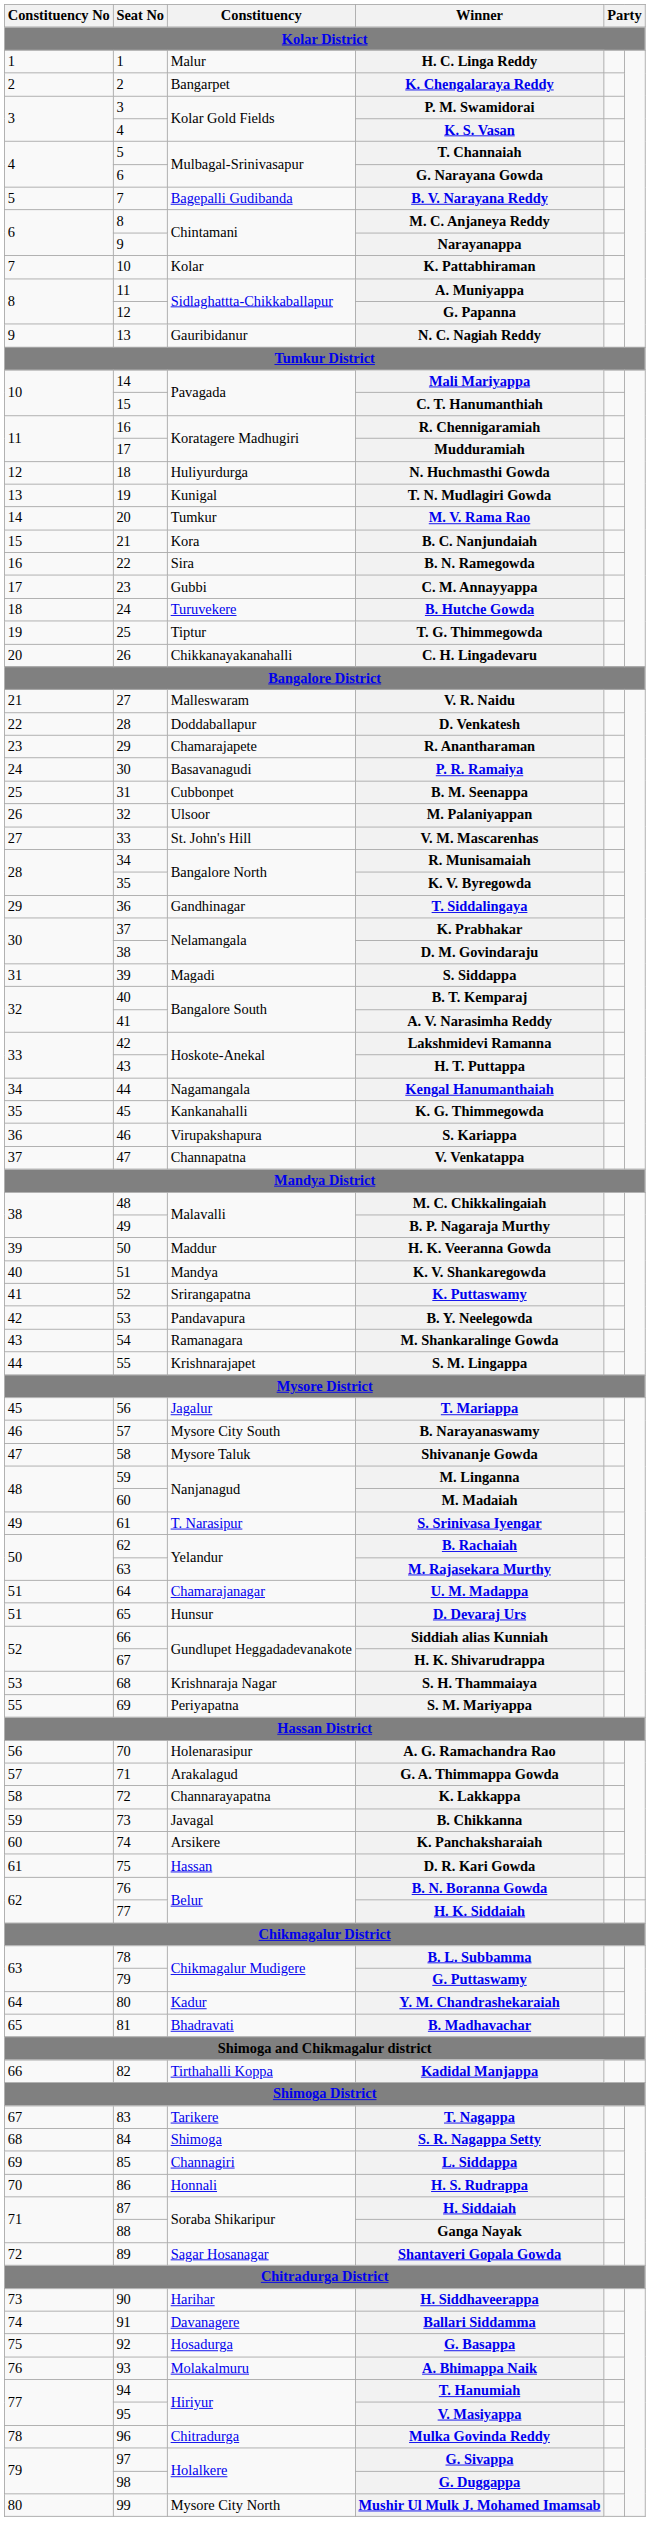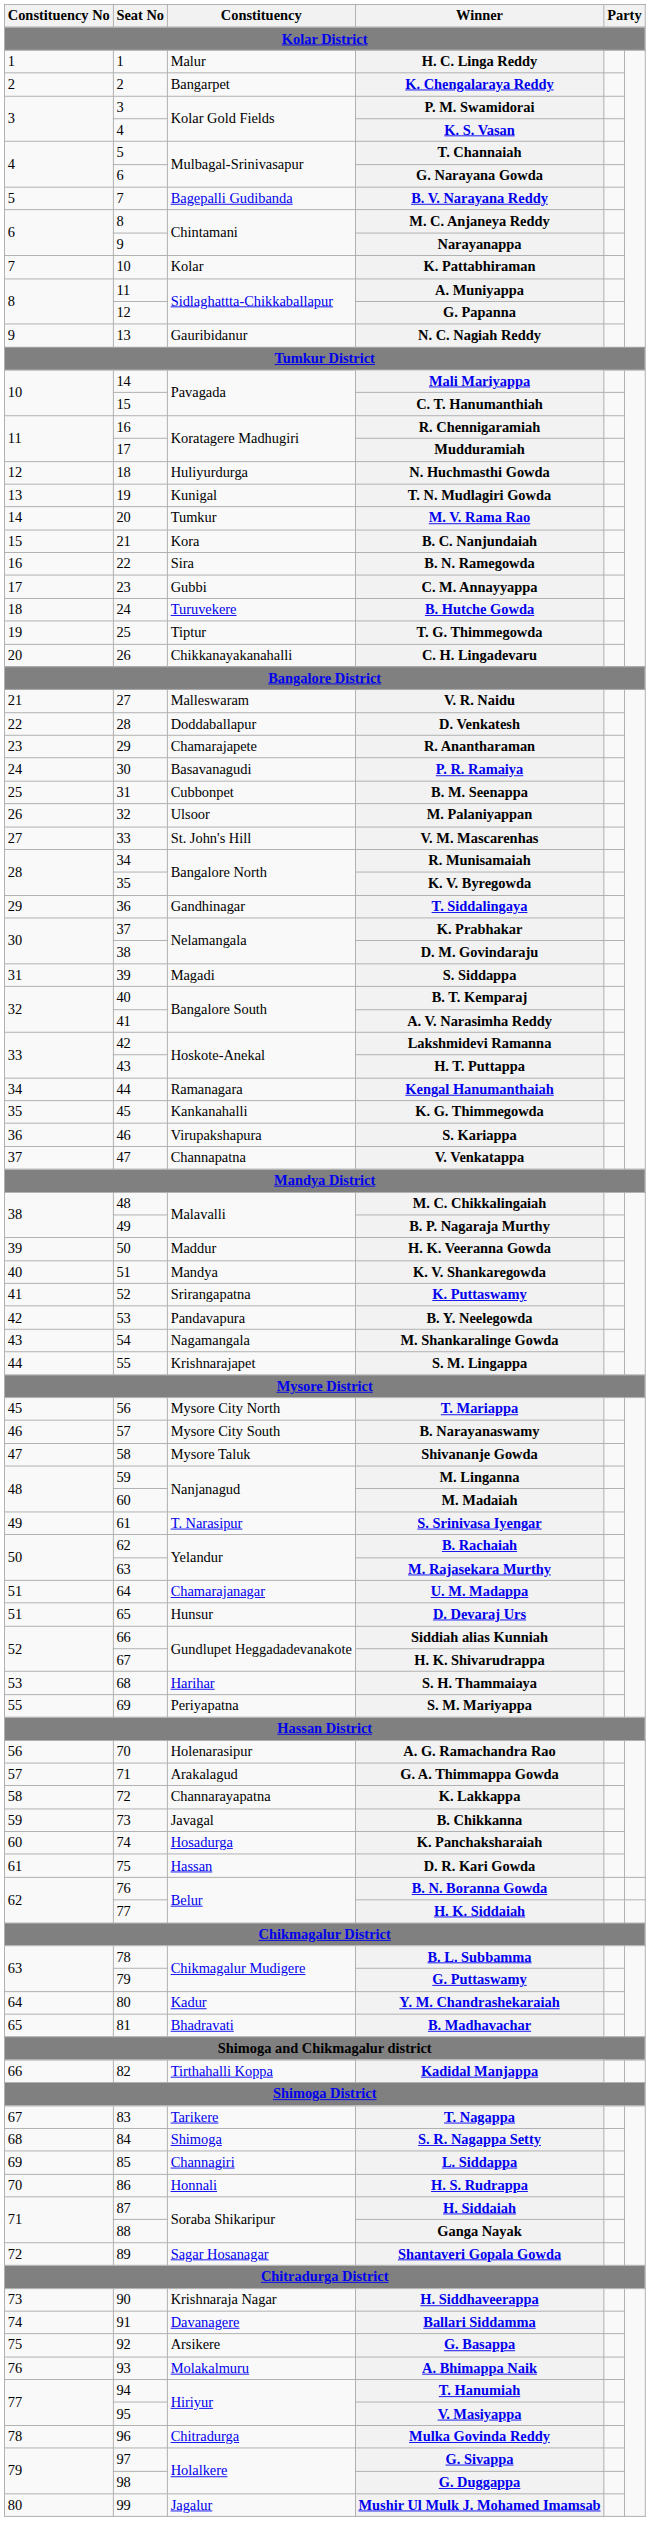(210, 1089) Nagamangala -> (207, 1089) Ramanagara
(207, 1340) Ramanagara -> (210, 1340) Nagamangala
(191, 1409) Jagalur -> (225, 1409) Mysore City North
(224, 1683) Krishnaraja Nagar -> (193, 1683) Harihar
(195, 1842) Arsikere -> (202, 1842) Hosadurga
(193, 2299) Harihar -> (224, 2299) Krishnaraja Nagar
(202, 2345) Hosadurga -> (195, 2345) Arsikere
(225, 2505) Mysore City North -> (191, 2505) Jagalur
